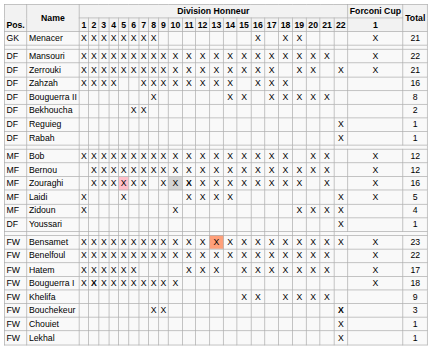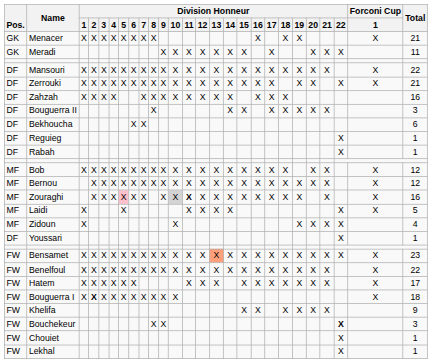+ row: (13, 52)
(415, 97) 8 -> (415, 110) 3
(415, 110) 2 -> (415, 124) 6
